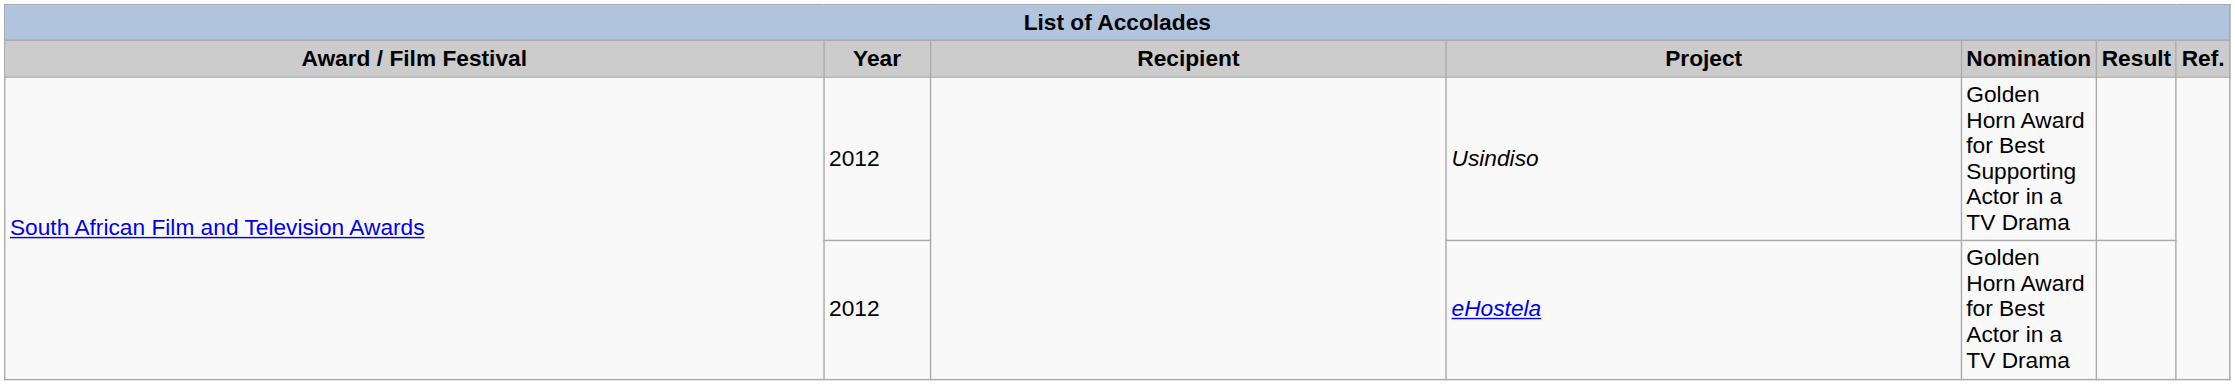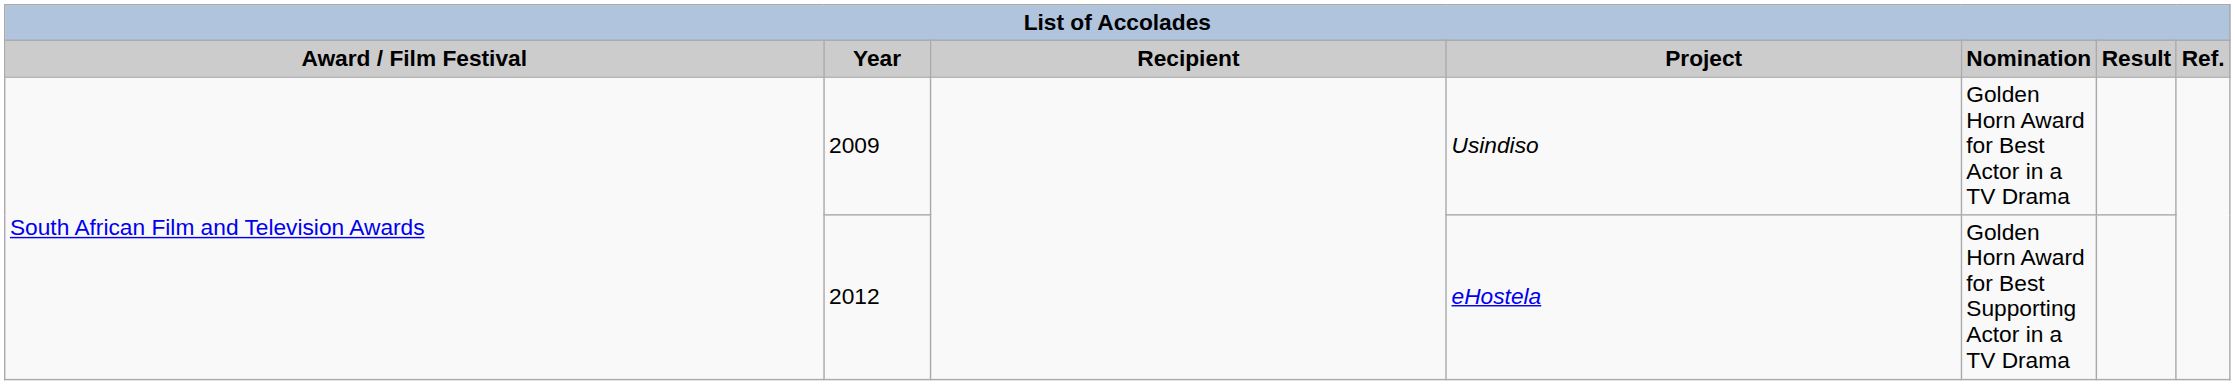(854, 158) 2012 -> (854, 145) 2009
(2025, 158) Golden Horn Award for Best Supporting Actor in a TV Drama -> (2025, 145) Golden Horn Award for Best Actor in a TV Drama
(2025, 309) Golden Horn Award for Best Actor in a TV Drama -> (2025, 296) Golden Horn Award for Best Supporting Actor in a TV Drama
